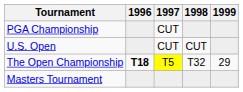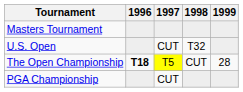rows swapped: (54, 79) <-> (53, 29)
(196, 46) CUT -> (196, 46) T32
(196, 63) T32 -> (196, 63) CUT
(224, 63) 29 -> (224, 63) 28
